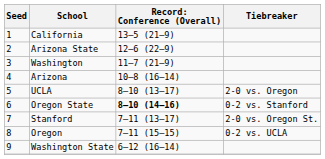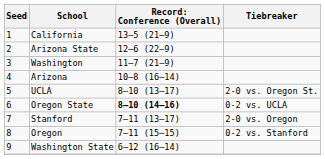(261, 91) 2-0 vs. Oregon -> (272, 91) 2-0 vs. Oregon St.
(267, 105) 0-2 vs. Stanford -> (256, 105) 0-2 vs. UCLA
(272, 119) 2-0 vs. Oregon St. -> (261, 119) 2-0 vs. Oregon
(256, 133) 0-2 vs. UCLA -> (267, 133) 0-2 vs. Stanford
